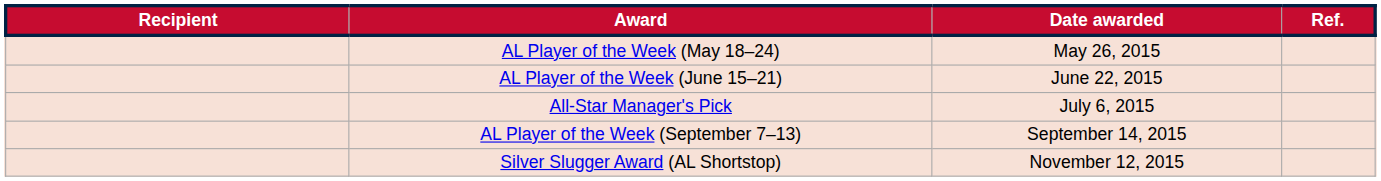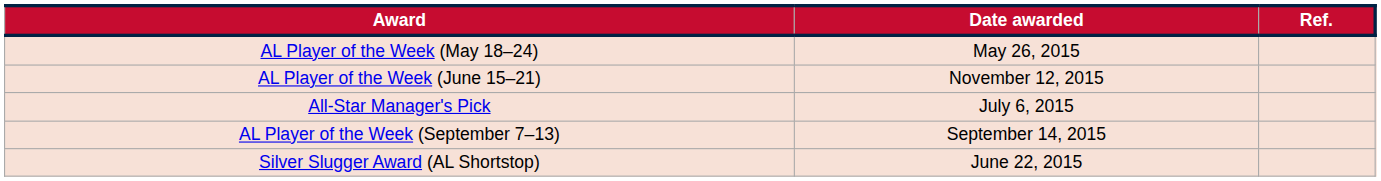- column: (178, 20)
(1107, 78) June 22, 2015 -> (1026, 78) November 12, 2015
(1107, 162) November 12, 2015 -> (1026, 162) June 22, 2015
